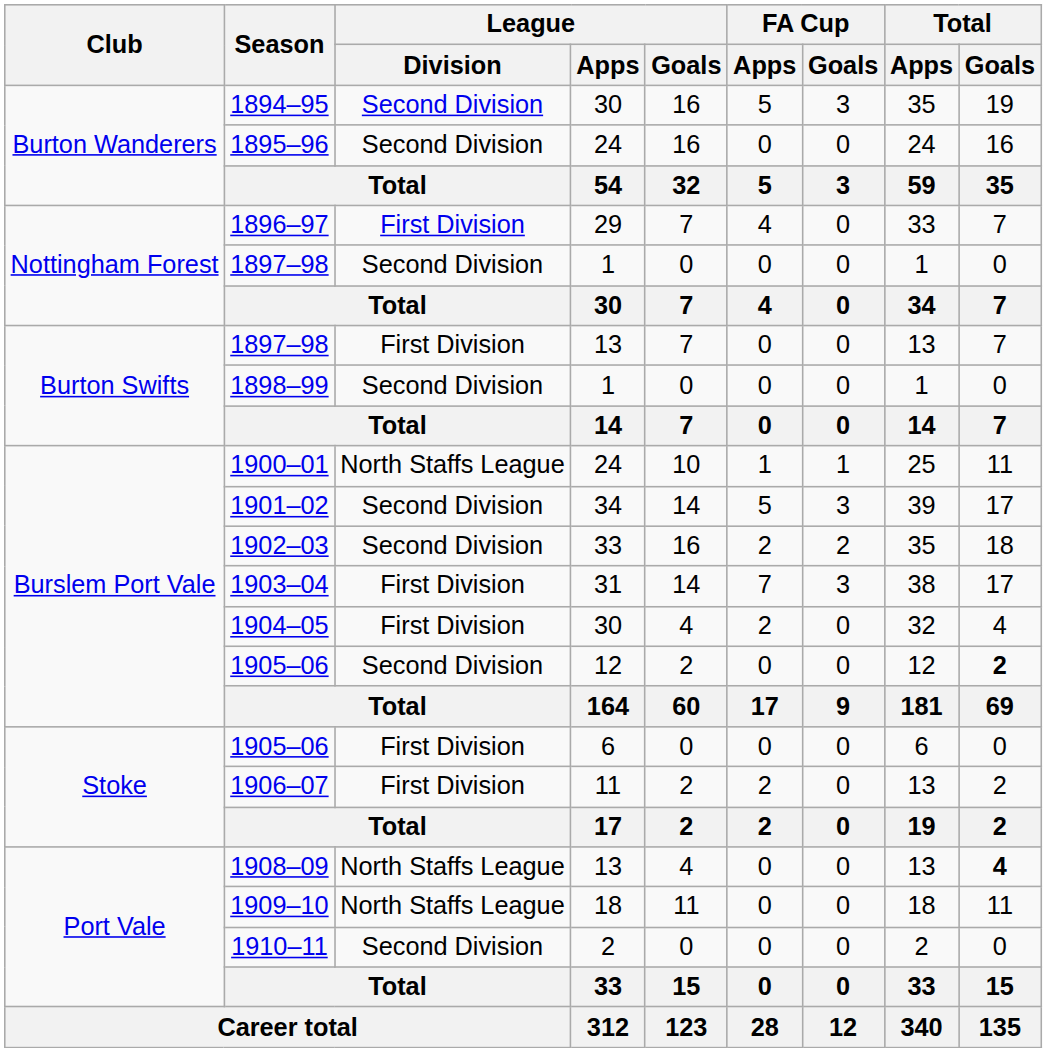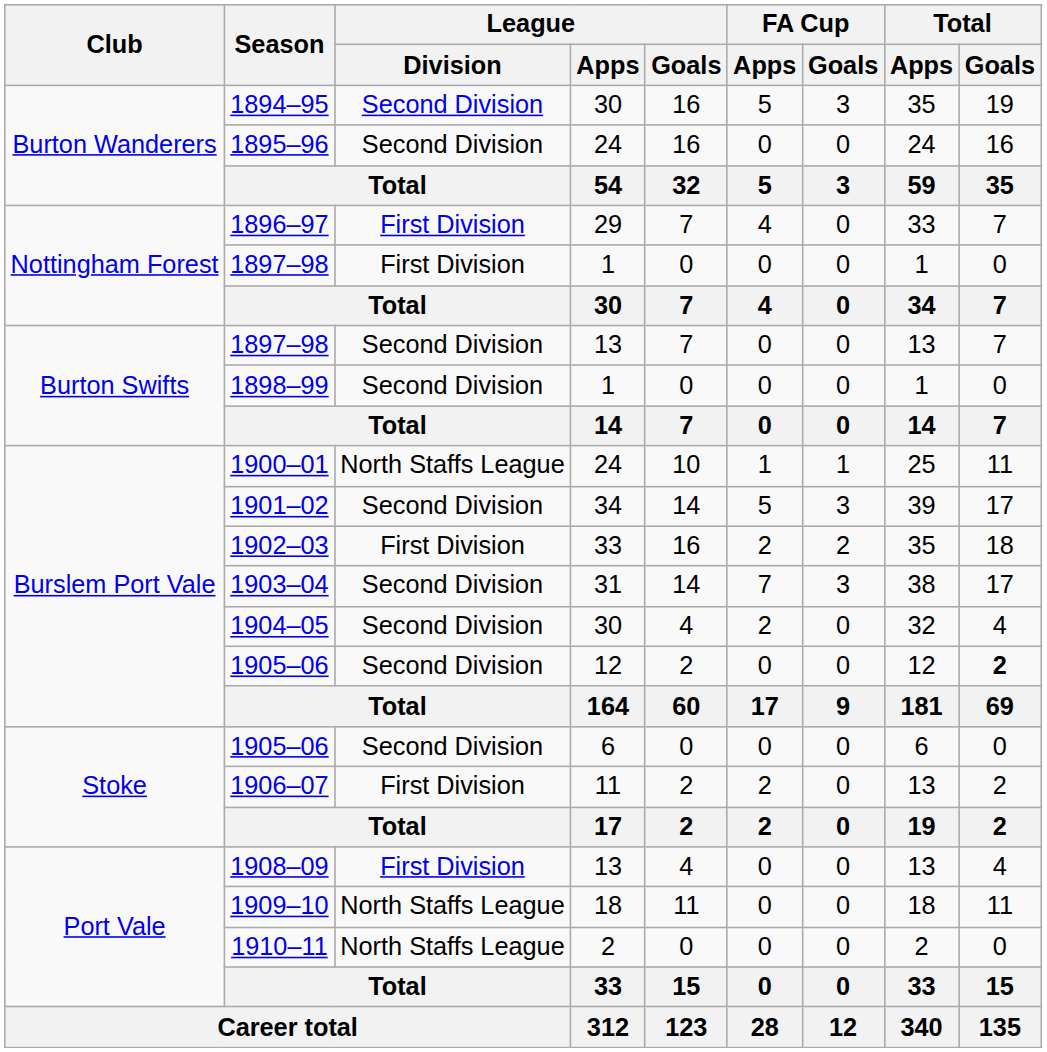(452, 265) Second Division -> (452, 265) First Division
(452, 345) First Division -> (452, 345) Second Division
(452, 545) Second Division -> (452, 545) First Division
(452, 585) First Division -> (452, 585) Second Division
(452, 625) First Division -> (452, 625) Second Division
(452, 746) First Division -> (452, 746) Second Division
(452, 866) North Staffs League -> (452, 866) First Division
(1000, 866) bold -> (1000, 866) normal
(452, 946) Second Division -> (452, 946) North Staffs League
